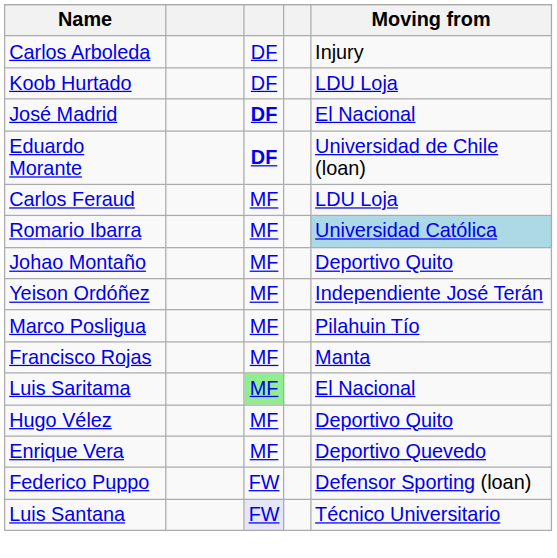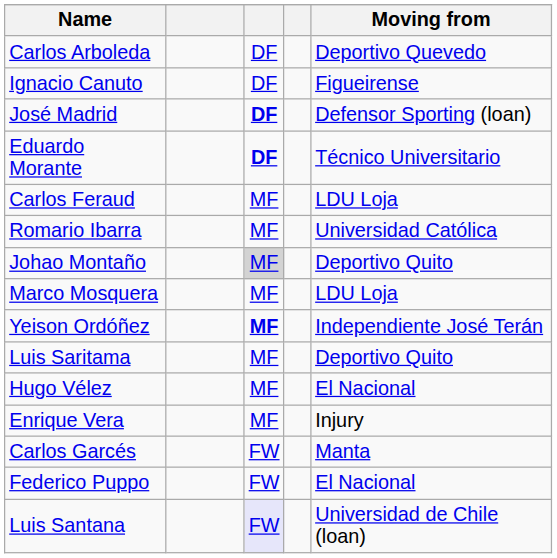(339, 51) Injury -> (401, 51) Deportivo Quevedo
+ row: (76, 83)
- row: (70, 83)
(365, 114) El Nacional -> (423, 114) Defensor Sporting (loan)
(407, 157) Universidad de Chile (loan) -> (408, 157) Técnico Universitario
(406, 231) lightblue background -> (406, 231) no background
(264, 262) no background -> (264, 262) lightgrey background
+ row: (84, 294)
(264, 294) normal -> (264, 325) bold
- row: (78, 325)
- row: (80, 357)
(264, 388) lightgreen background -> (264, 357) no background
(365, 388) El Nacional -> (384, 357) Deportivo Quito
(384, 420) Deportivo Quito -> (365, 388) El Nacional
(401, 451) Deportivo Quevedo -> (339, 420) Injury
+ row: (73, 451)
(423, 483) Defensor Sporting (loan) -> (365, 483) El Nacional
(408, 514) Técnico Universitario -> (407, 525) Universidad de Chile (loan)
